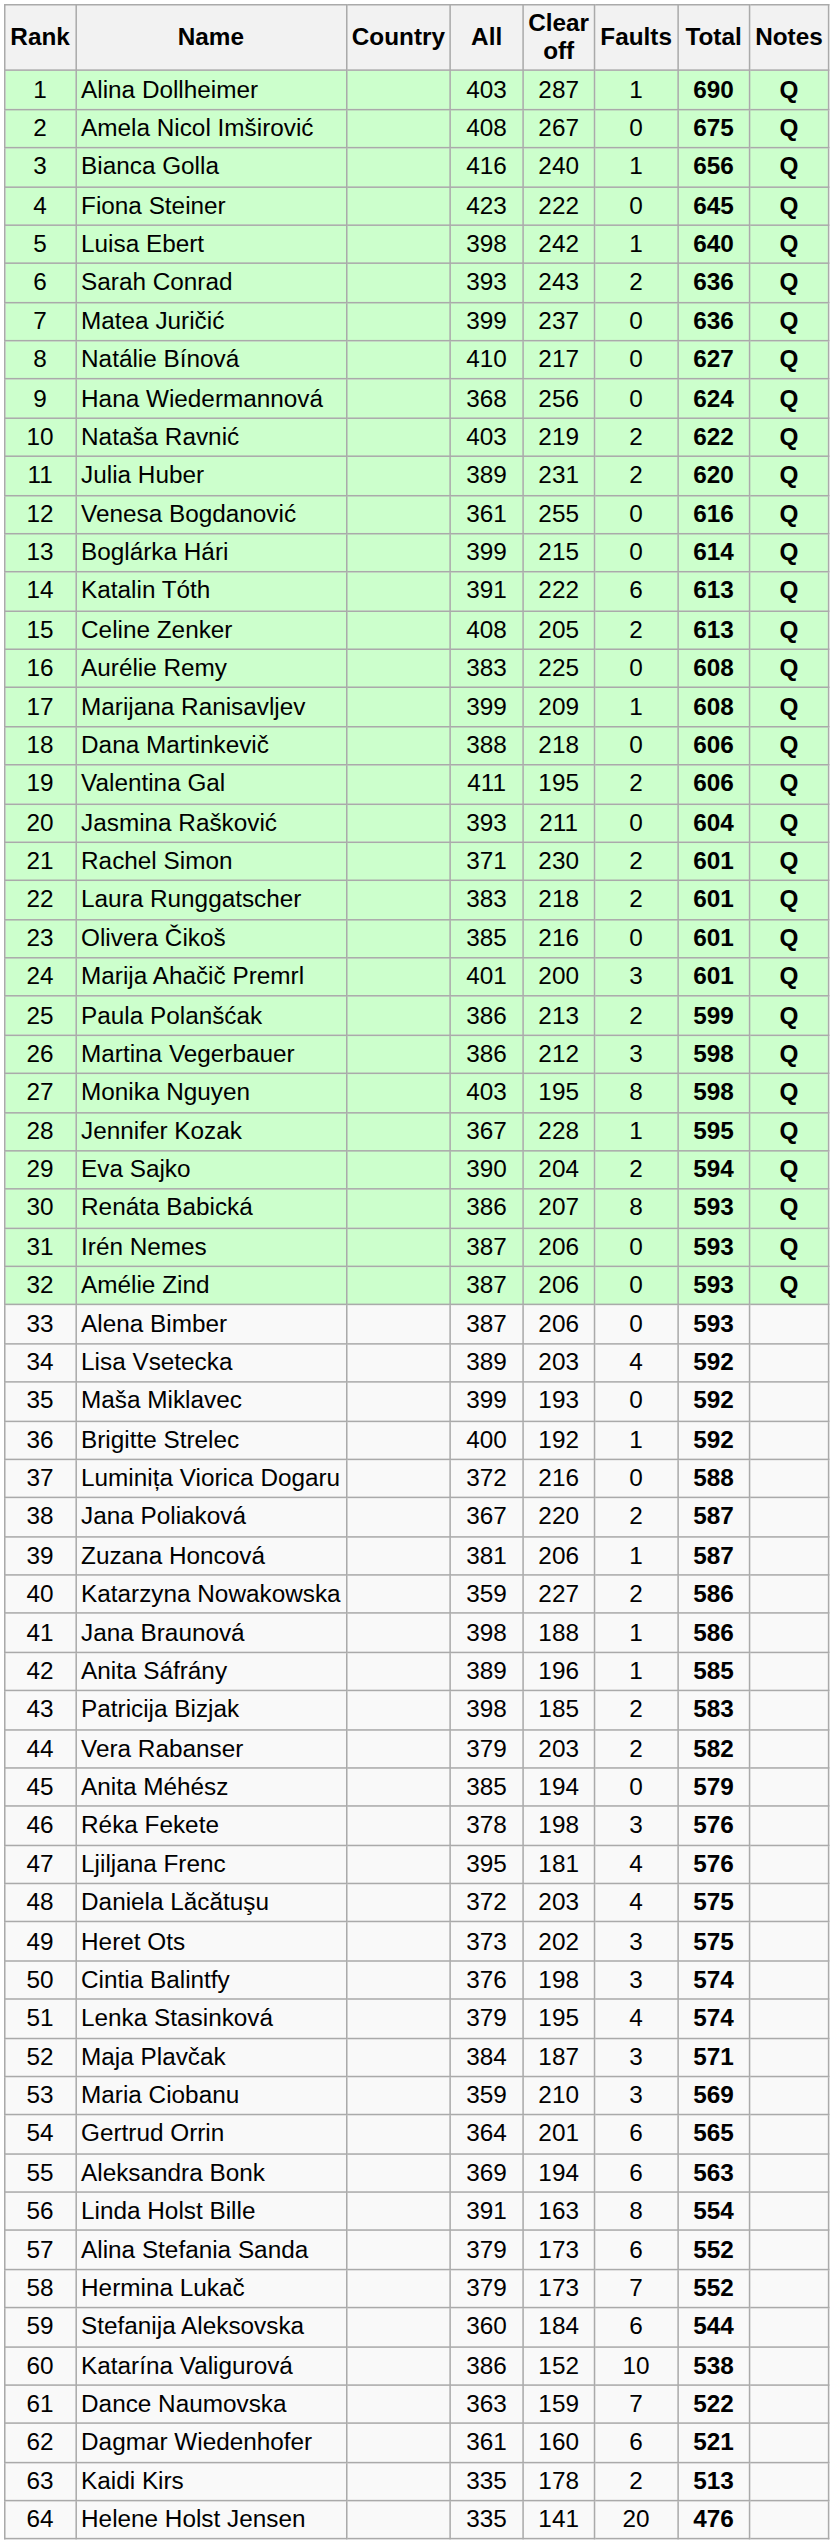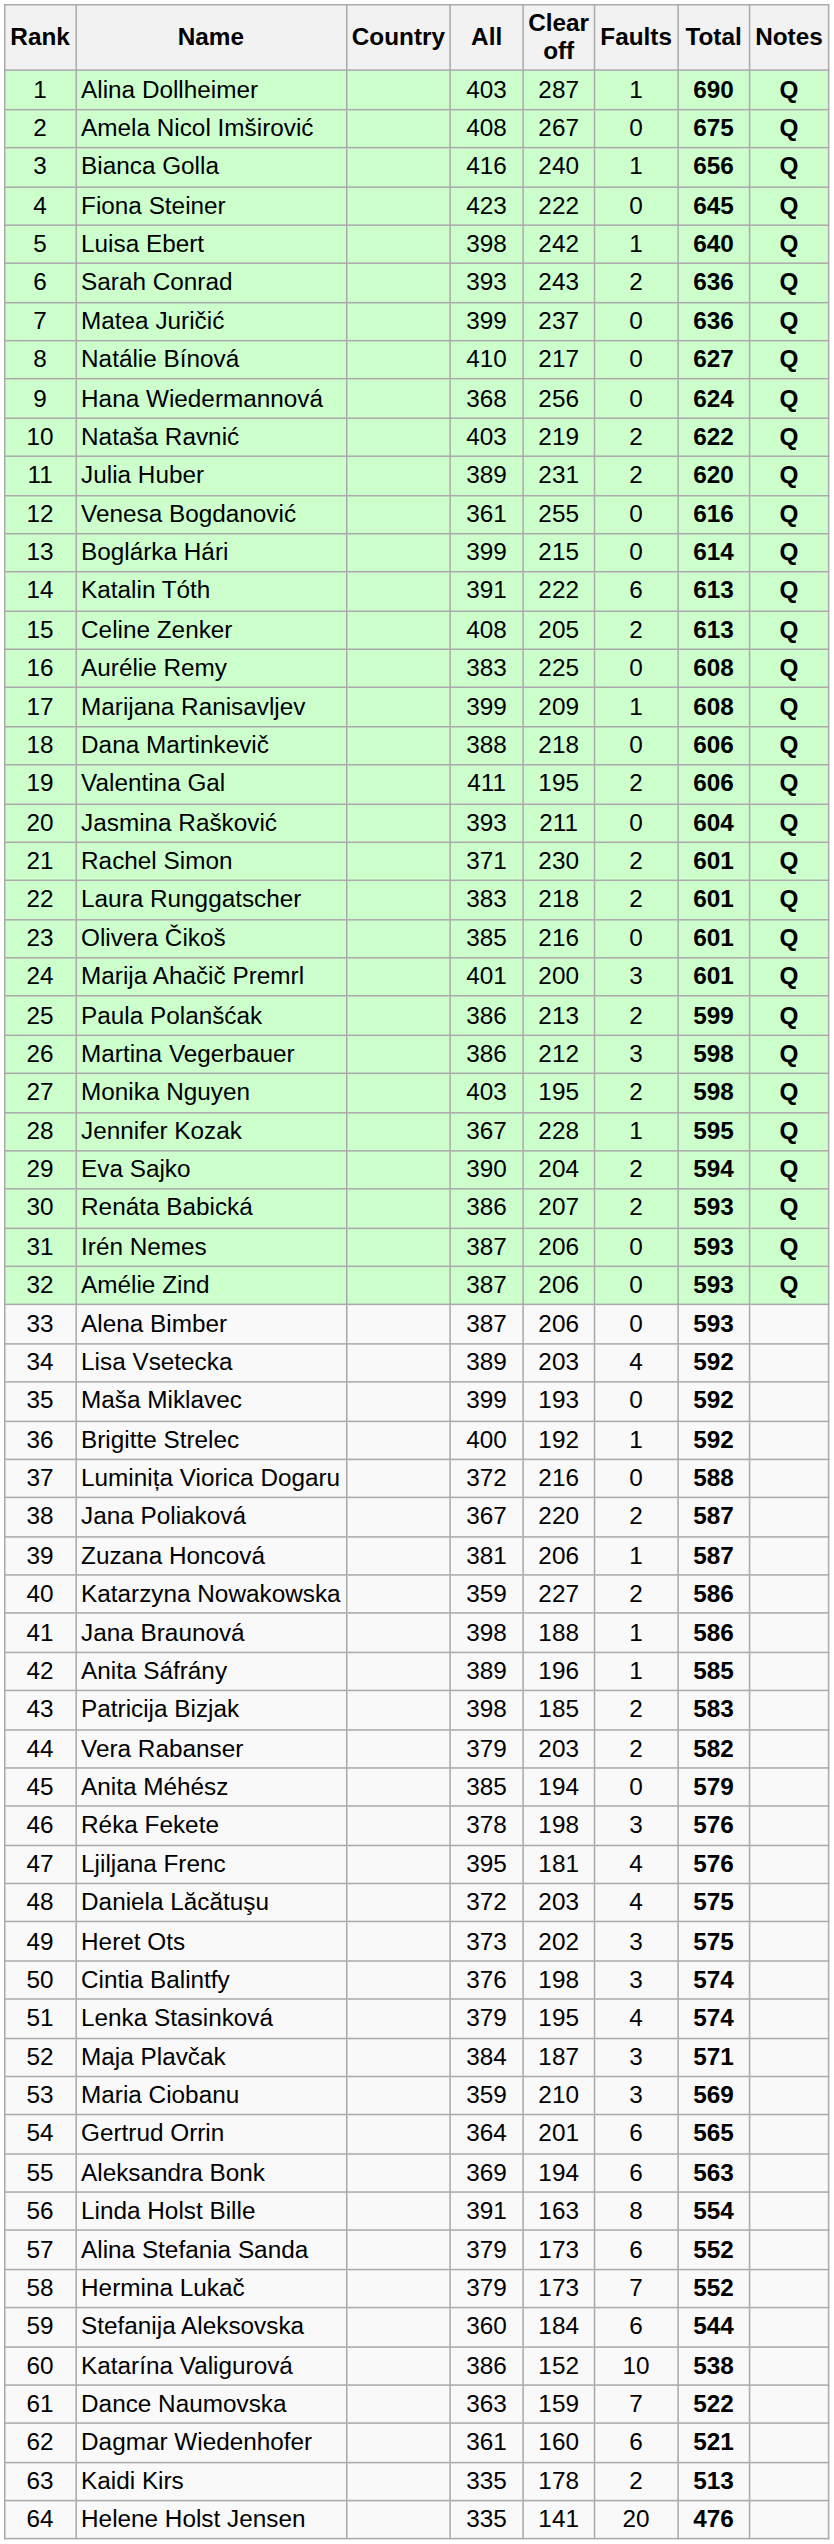(636, 1092) 8 -> (636, 1092) 2
(636, 1208) 8 -> (636, 1208) 2
